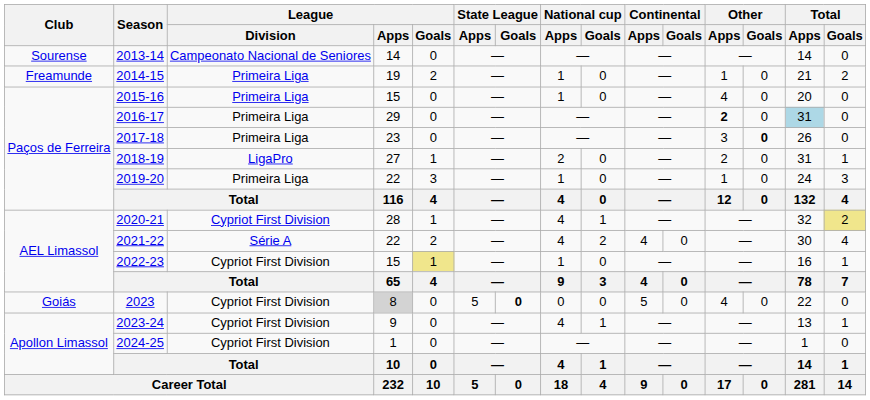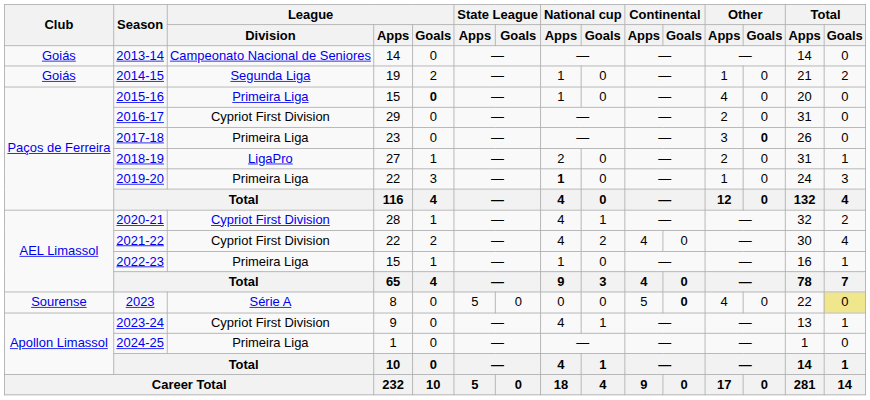(59, 55) Sourense -> (59, 55) Goiás
(59, 76) Freamunde -> (59, 76) Goiás
(270, 76) Primeira Liga -> (270, 76) Segunda Liga
(433, 96) normal -> (433, 96) bold
(270, 117) Primeira Liga -> (270, 117) Cypriot First Division
(724, 117) bold -> (724, 117) normal
(805, 117) lightblue background -> (805, 117) no background
(561, 179) normal -> (561, 179) bold
(845, 220) khaki background -> (845, 220) no background
(270, 240) Série A -> (270, 240) Cypriot First Division
(270, 261) Cypriot First Division -> (270, 261) Primeira Liga
(433, 261) khaki background -> (433, 261) no background
(59, 302) Goiás -> (59, 302) Sourense
(270, 302) Cypriot First Division -> (270, 302) Série A
(393, 302) lightgrey background -> (393, 302) no background
(518, 302) bold -> (518, 302) normal
(684, 302) normal -> (684, 302) bold
(845, 302) no background -> (845, 302) khaki background
(270, 343) Cypriot First Division -> (270, 343) Primeira Liga
